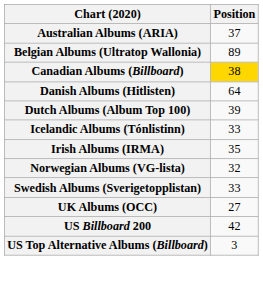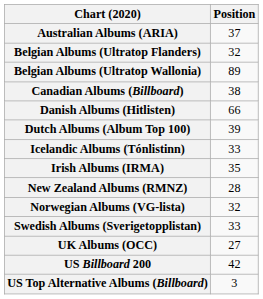+ row: (108, 52)
(234, 71) gold background -> (234, 91) no background
(234, 91) 64 -> (234, 110) 66
+ row: (108, 187)
